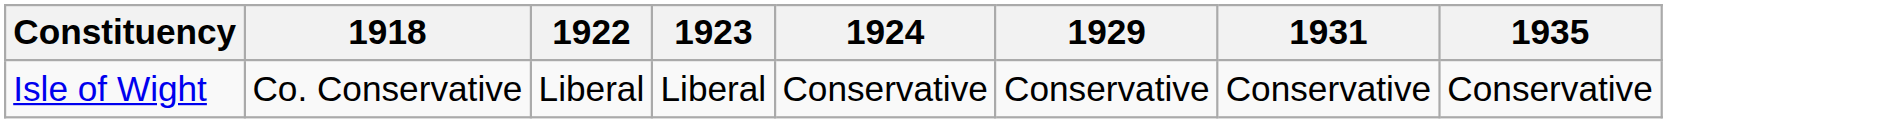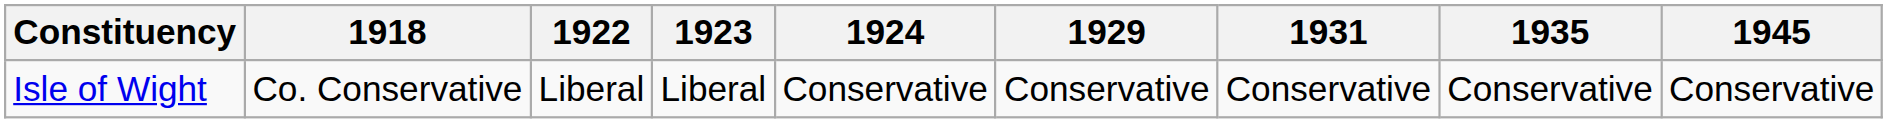+ column: (1772, 32)
